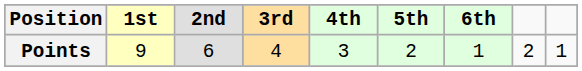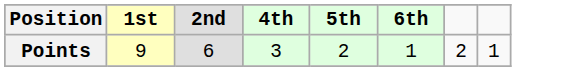- column: (276, 20)
